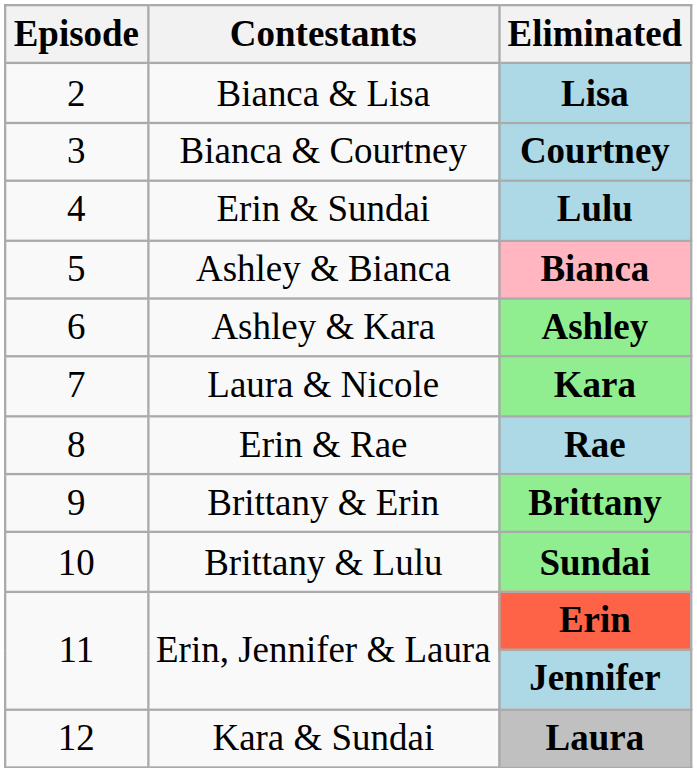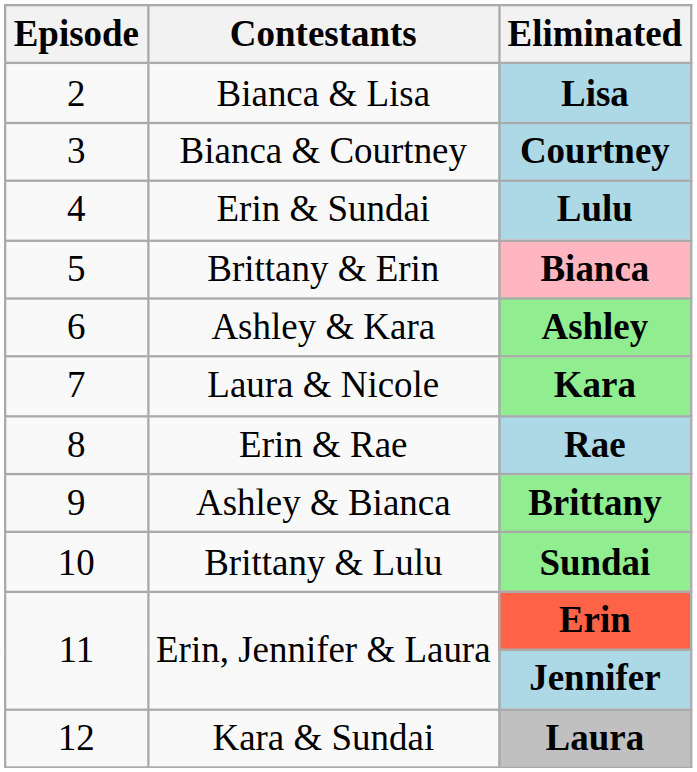(323, 268) Ashley & Bianca -> (323, 268) Brittany & Erin
(323, 502) Brittany & Erin -> (323, 502) Ashley & Bianca
